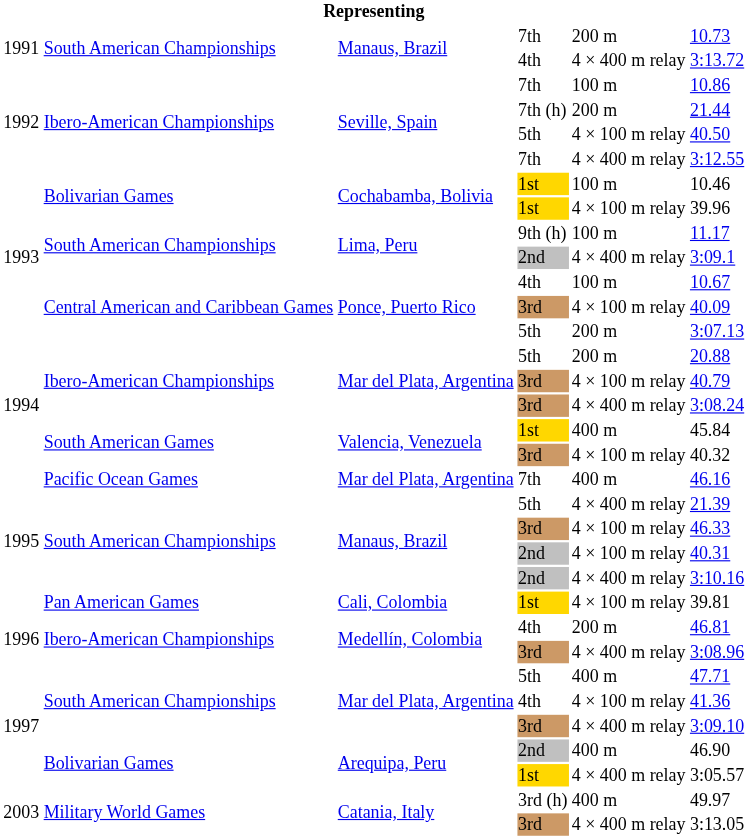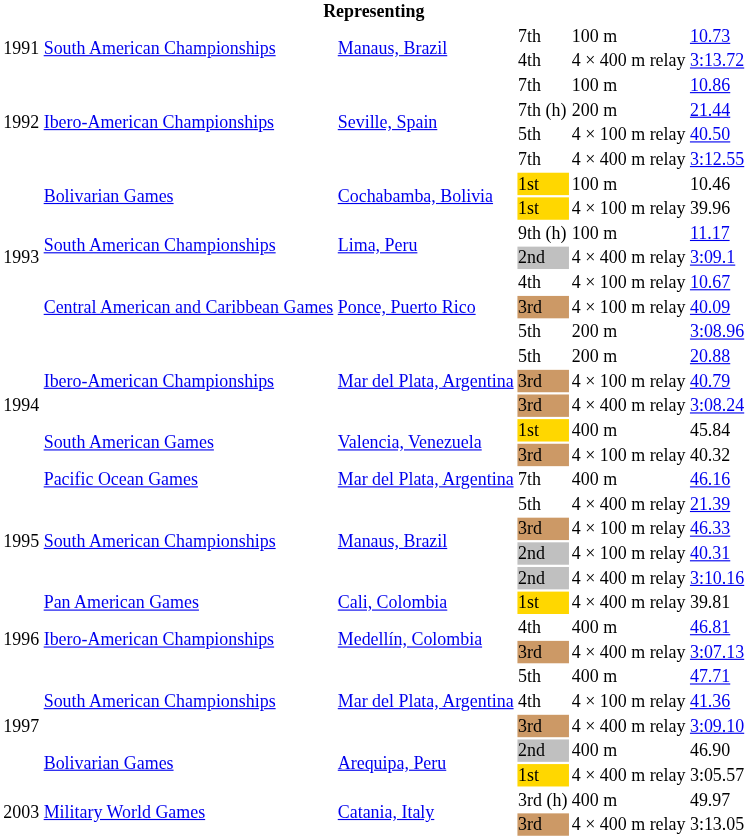(594, 36) 200 m -> (594, 36) 100 m
(594, 282) 100 m -> (629, 282) 4 × 100 m relay
(717, 331) 3:07.13 -> (717, 331) 3:08.96
(629, 602) 4 × 100 m relay -> (629, 602) 4 × 400 m relay
(594, 627) 200 m -> (594, 627) 400 m
(717, 652) 3:08.96 -> (717, 652) 3:07.13
